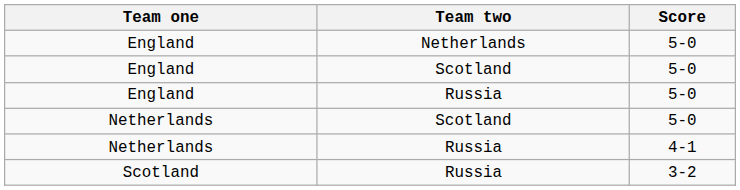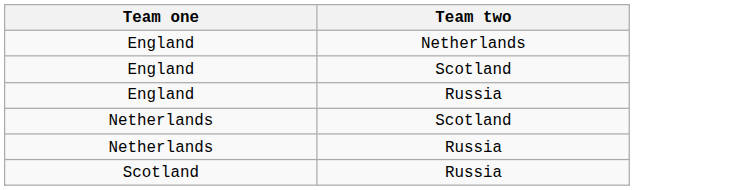- column: (682, 18)
